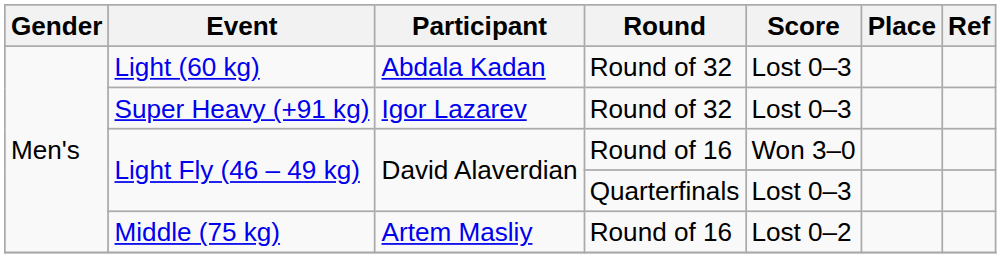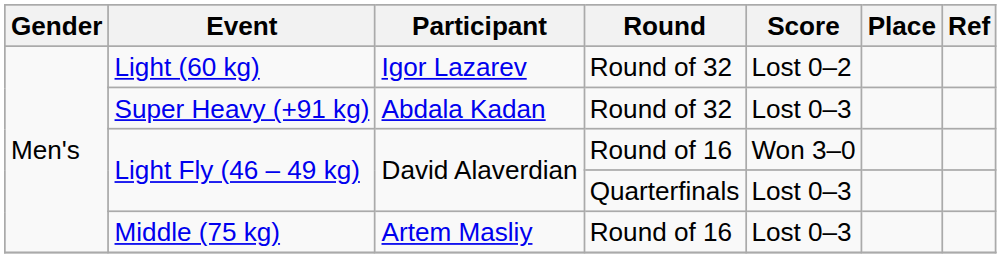(464, 67) Abdala Kadan -> (454, 67) Igor Lazarev
(802, 67) Lost 0–3 -> (802, 67) Lost 0–2
(454, 109) Igor Lazarev -> (464, 109) Abdala Kadan
(802, 233) Lost 0–2 -> (802, 233) Lost 0–3
